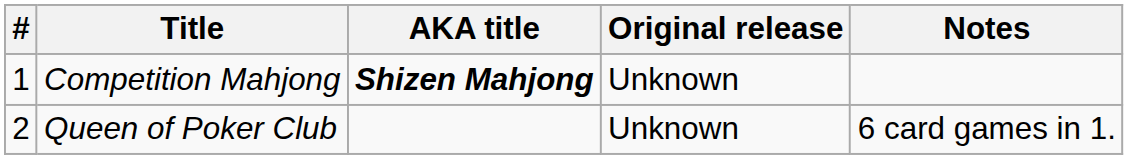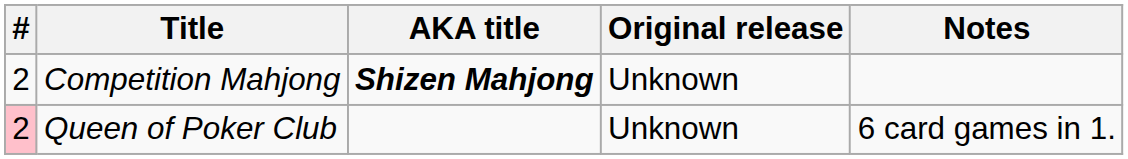(21, 79) 1 -> (21, 79) 2
(21, 128) no background -> (21, 128) pink background
